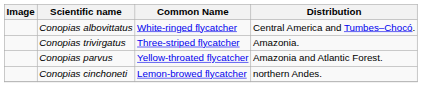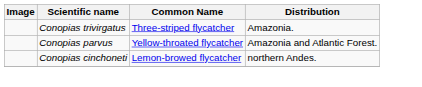- row: (86, 27)
